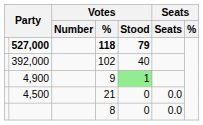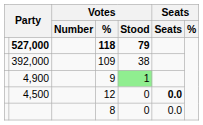(107, 62) 102 -> (107, 62) 109
(144, 62) 40 -> (144, 62) 38
(110, 95) 21 -> (110, 95) 12
(175, 95) normal -> (175, 95) bold
